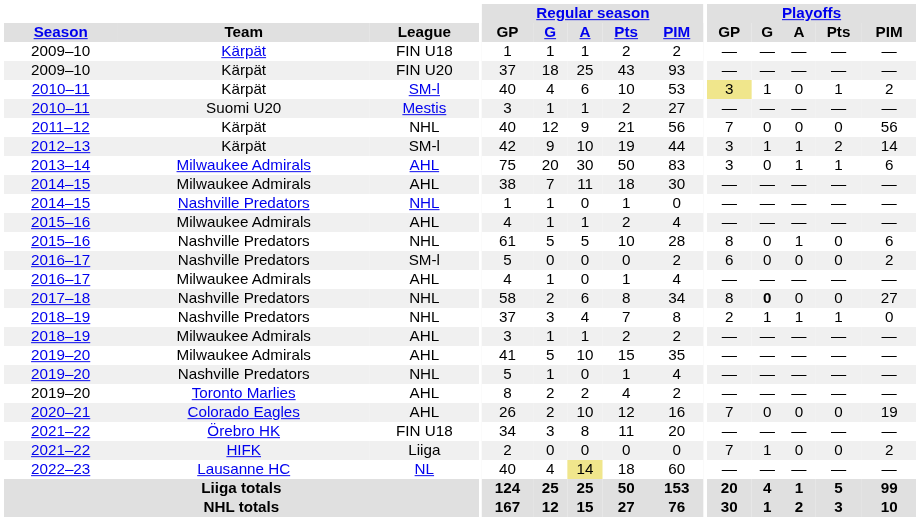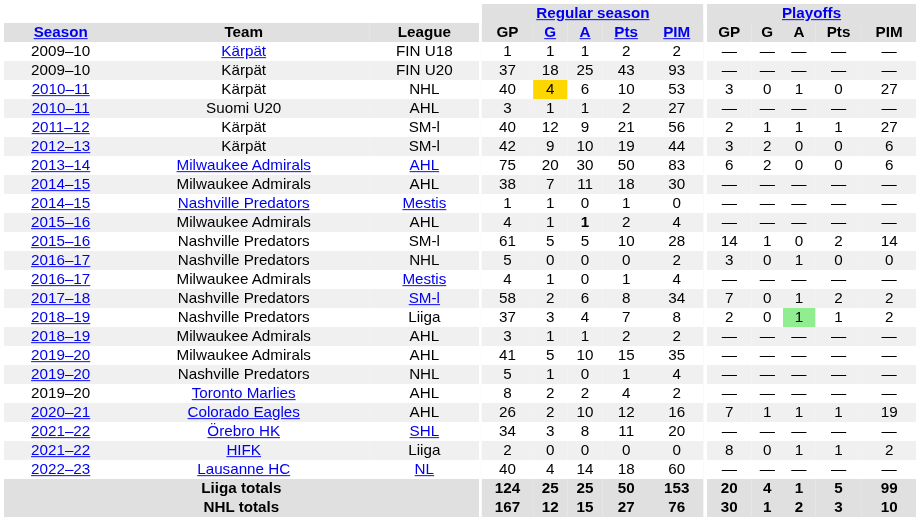(424, 89) SM-l -> (424, 89) NHL
(550, 89) no background -> (550, 89) gold background
(729, 89) khaki background -> (729, 89) no background
(767, 89) 1 -> (767, 89) 0
(799, 89) 0 -> (799, 89) 1
(839, 89) 1 -> (839, 89) 0
(889, 89) 2 -> (889, 89) 27
(424, 108) Mestis -> (424, 108) AHL
(424, 127) NHL -> (424, 127) SM-l
(729, 127) 7 -> (729, 127) 2
(767, 127) 0 -> (767, 127) 1
(799, 127) 0 -> (799, 127) 1
(839, 127) 0 -> (839, 127) 1
(889, 127) 56 -> (889, 127) 27
(767, 146) 1 -> (767, 146) 2
(799, 146) 1 -> (799, 146) 0
(839, 146) 2 -> (839, 146) 0
(889, 146) 14 -> (889, 146) 6
(729, 165) 3 -> (729, 165) 6
(767, 165) 0 -> (767, 165) 2
(799, 165) 1 -> (799, 165) 0
(839, 165) 1 -> (839, 165) 0
(424, 203) NHL -> (424, 203) Mestis
(585, 222) normal -> (585, 222) bold
(424, 241) NHL -> (424, 241) SM-l
(729, 241) 8 -> (729, 241) 14
(767, 241) 0 -> (767, 241) 1
(799, 241) 1 -> (799, 241) 0
(839, 241) 0 -> (839, 241) 2
(889, 241) 6 -> (889, 241) 14
(424, 260) SM-l -> (424, 260) NHL
(729, 260) 6 -> (729, 260) 3
(799, 260) 0 -> (799, 260) 1
(889, 260) 2 -> (889, 260) 0
(424, 279) AHL -> (424, 279) Mestis
(424, 298) NHL -> (424, 298) SM-l
(729, 298) 8 -> (729, 298) 7
(767, 298) bold -> (767, 298) normal
(799, 298) 0 -> (799, 298) 1
(839, 298) 0 -> (839, 298) 2
(889, 298) 27 -> (889, 298) 2
(424, 317) NHL -> (424, 317) Liiga
(767, 317) 1 -> (767, 317) 0
(799, 317) no background -> (799, 317) lightgreen background
(889, 317) 0 -> (889, 317) 2
(767, 412) 0 -> (767, 412) 1
(799, 412) 0 -> (799, 412) 1
(839, 412) 0 -> (839, 412) 1
(424, 431) FIN U18 -> (424, 431) SHL
(729, 450) 7 -> (729, 450) 8
(767, 450) 1 -> (767, 450) 0
(799, 450) 0 -> (799, 450) 1
(839, 450) 0 -> (839, 450) 1
(585, 469) khaki background -> (585, 469) no background
